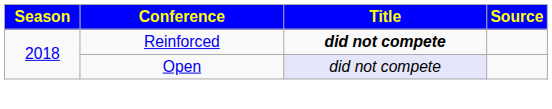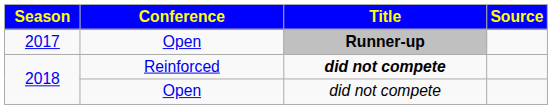+ row: (42, 41)
(385, 66) lavender background -> (385, 91) no background
